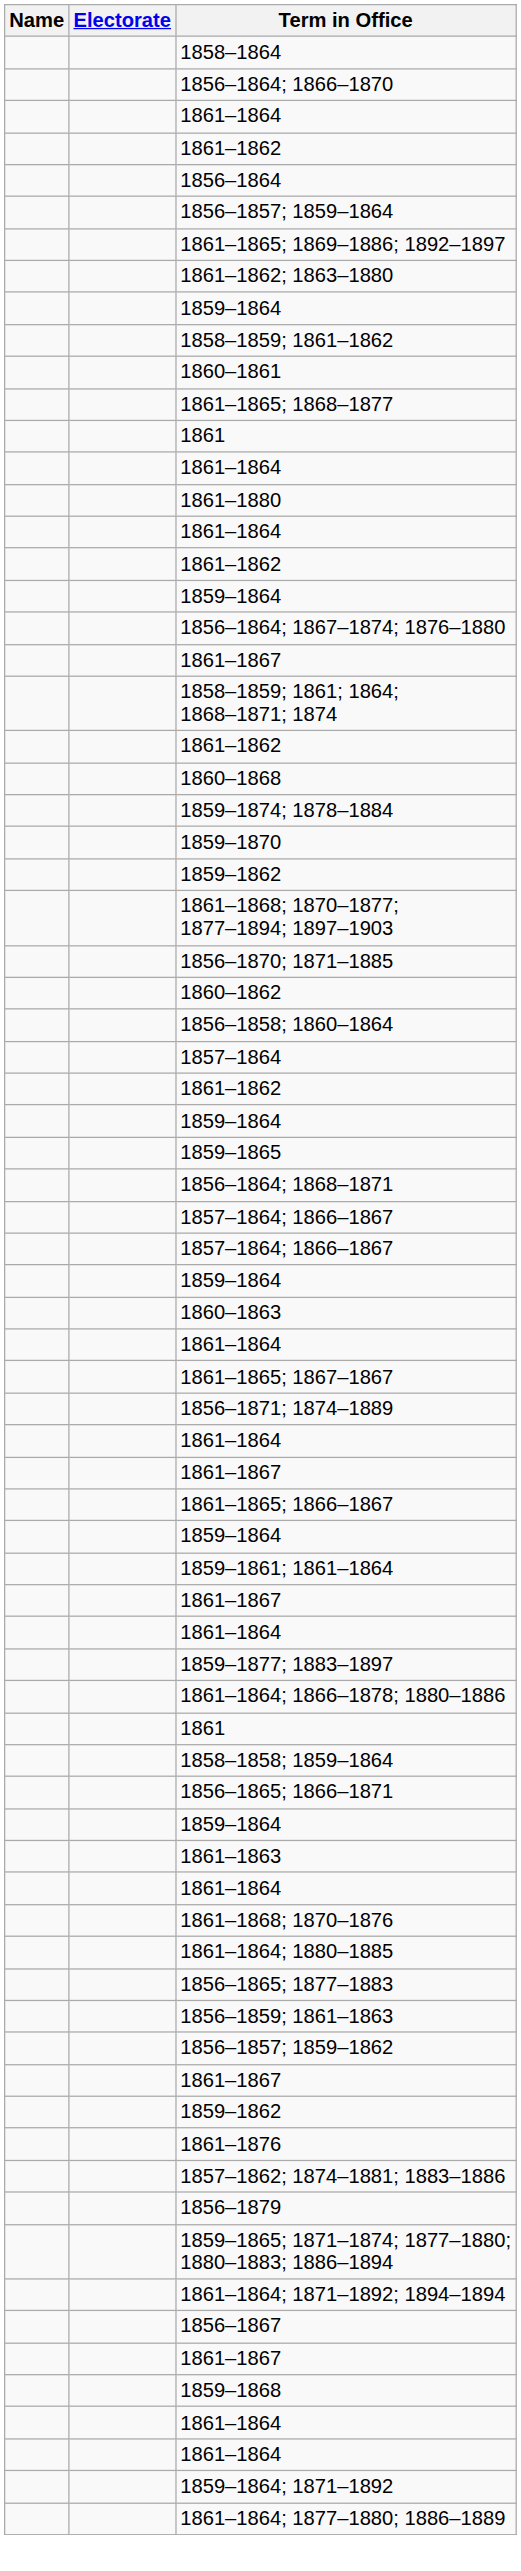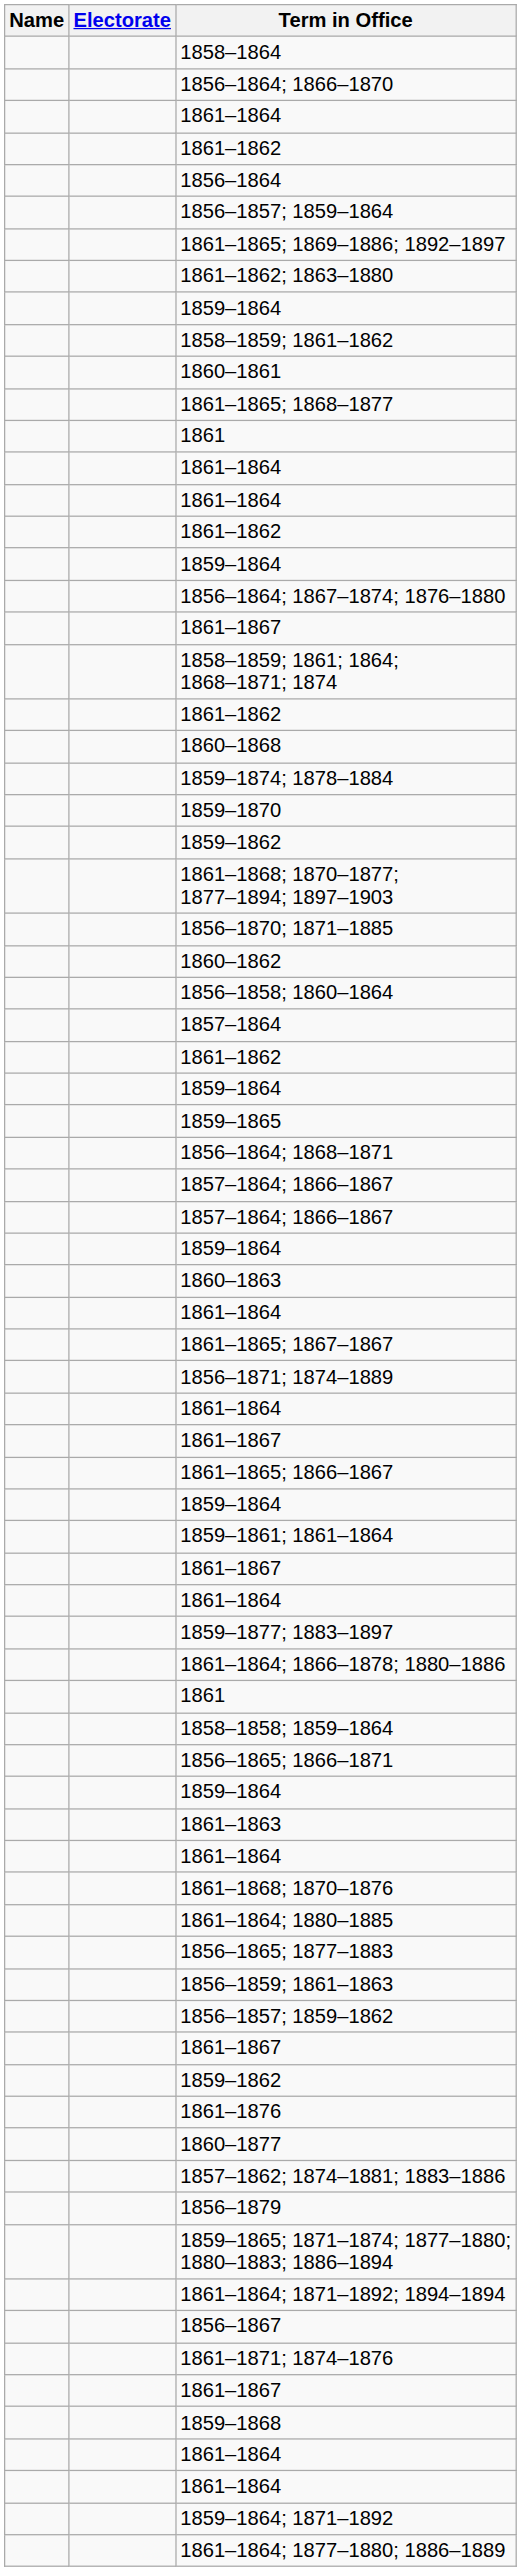- row: (37, 500)
+ row: (37, 2144)
+ row: (37, 2359)
